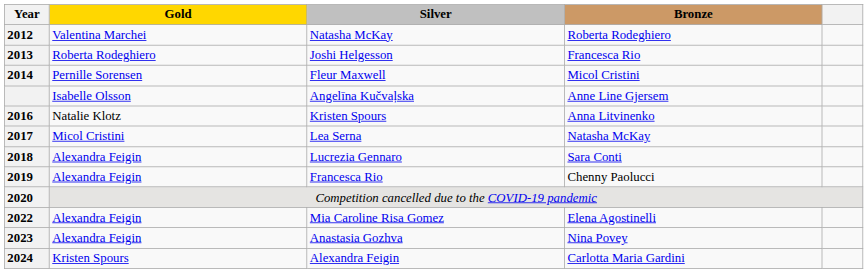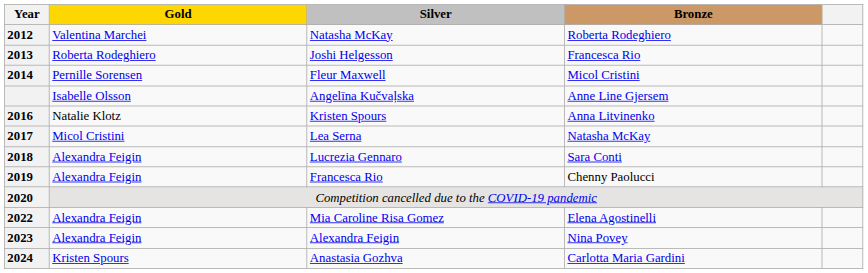(356, 237) Anastasia Gozhva -> (354, 237) Alexandra Feigin
(354, 258) Alexandra Feigin -> (356, 258) Anastasia Gozhva
